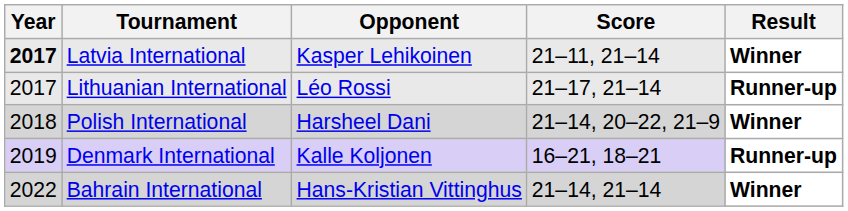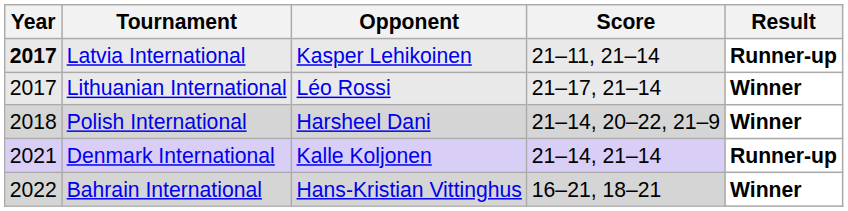(766, 55) Winner -> (783, 55) Runner-up
(783, 89) Runner-up -> (766, 89) Winner
(33, 156) 2019 -> (33, 156) 2021
(597, 156) 16–21, 18–21 -> (597, 156) 21–14, 21–14
(597, 189) 21–14, 21–14 -> (597, 189) 16–21, 18–21
